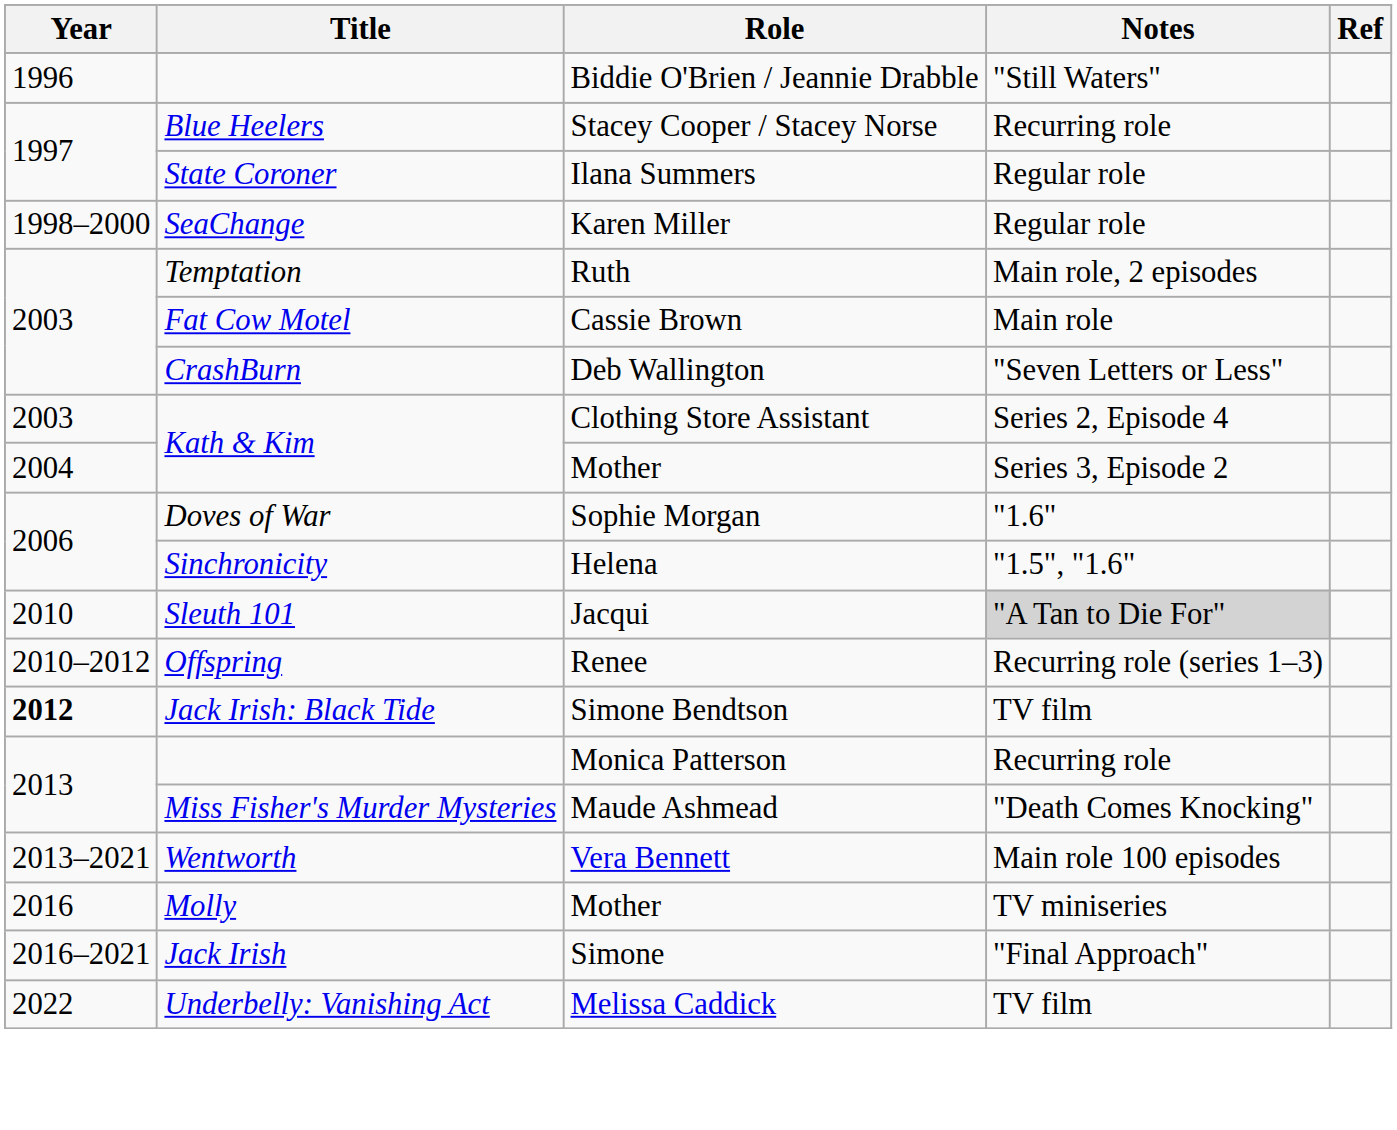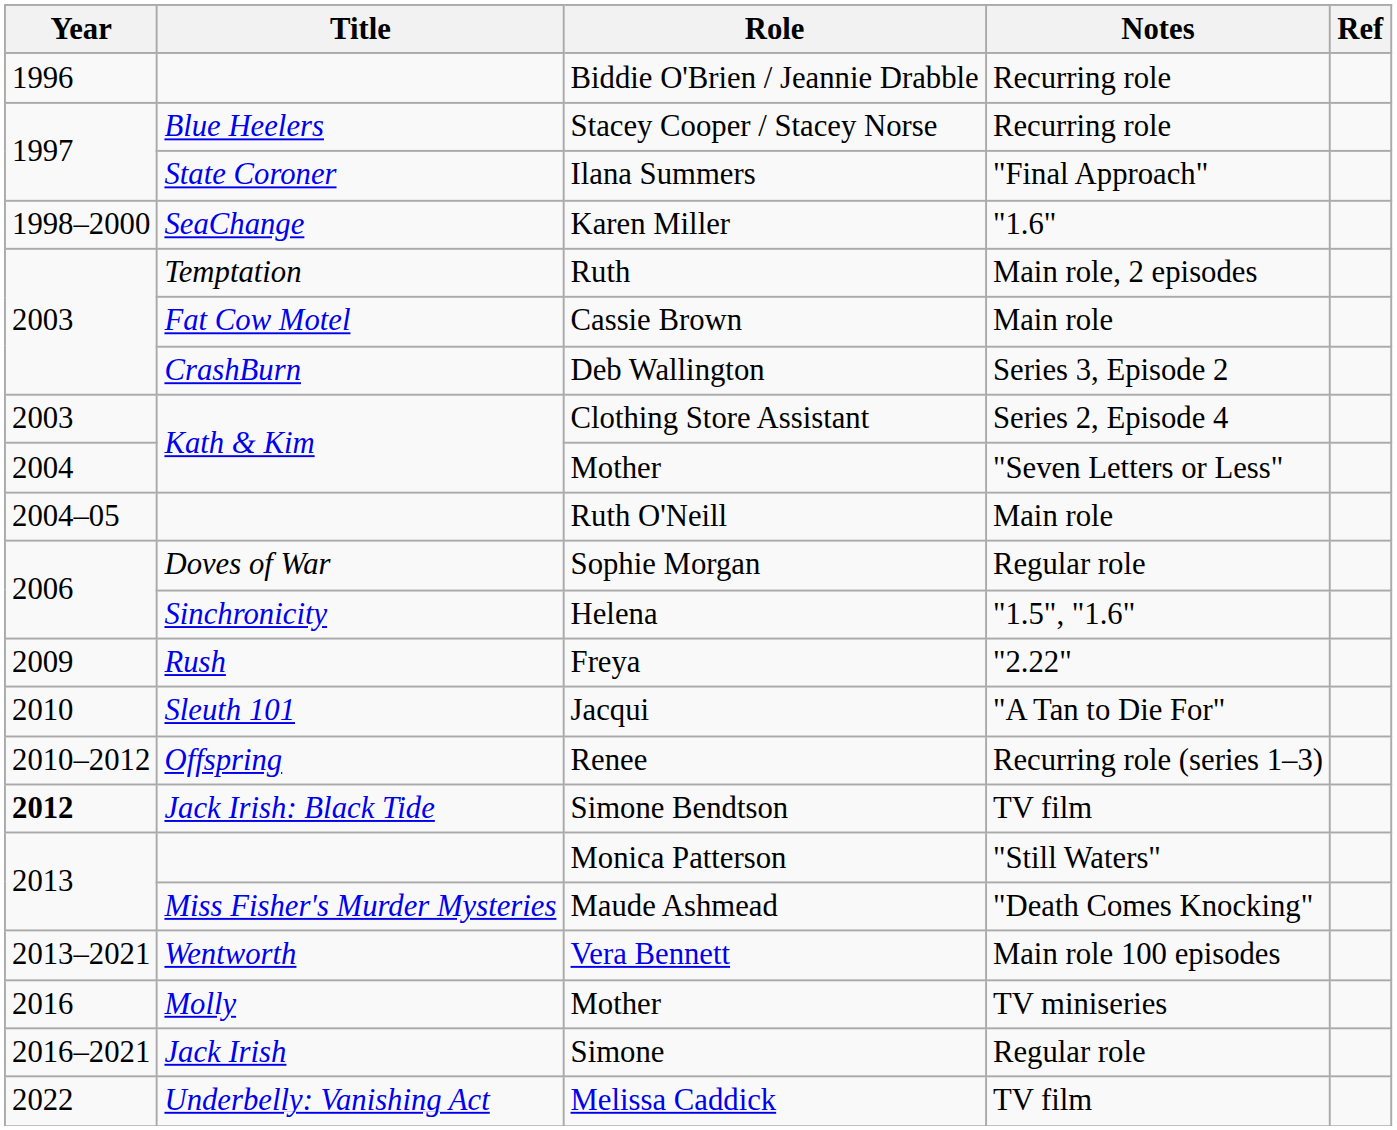(1077, 77) "Still Waters" -> (1082, 77) Recurring role
(1069, 175) Regular role -> (1101, 175) "Final Approach"
(1069, 223) Regular role -> (1025, 223) "1.6"
(1138, 369) "Seven Letters or Less" -> (1111, 369) Series 3, Episode 2
(1111, 467) Series 3, Episode 2 -> (1138, 467) "Seven Letters or Less"
+ row: (360, 517)
(1025, 516) "1.6" -> (1069, 564) Regular role
+ row: (195, 662)
(1109, 613) lightgrey background -> (1109, 710) no background
(1082, 759) Recurring role -> (1077, 857) "Still Waters"
(1101, 954) "Final Approach" -> (1069, 1051) Regular role
